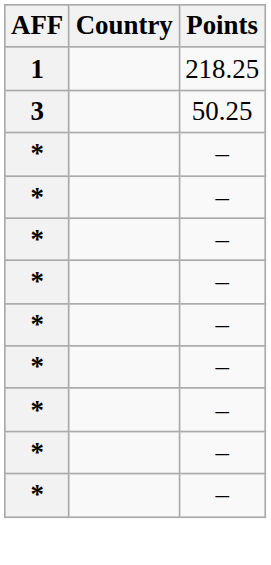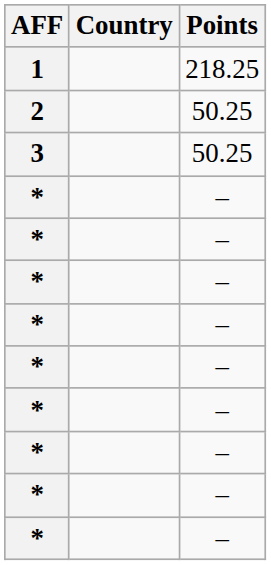+ row: (37, 111)
